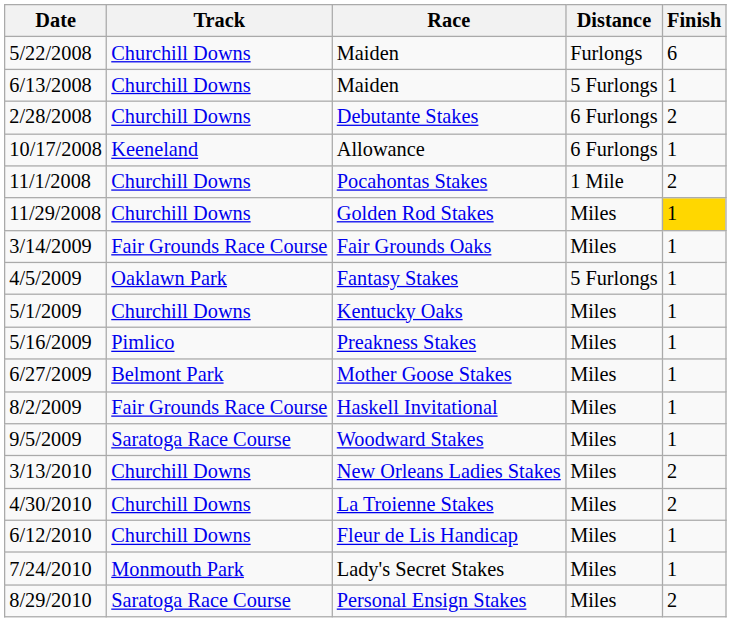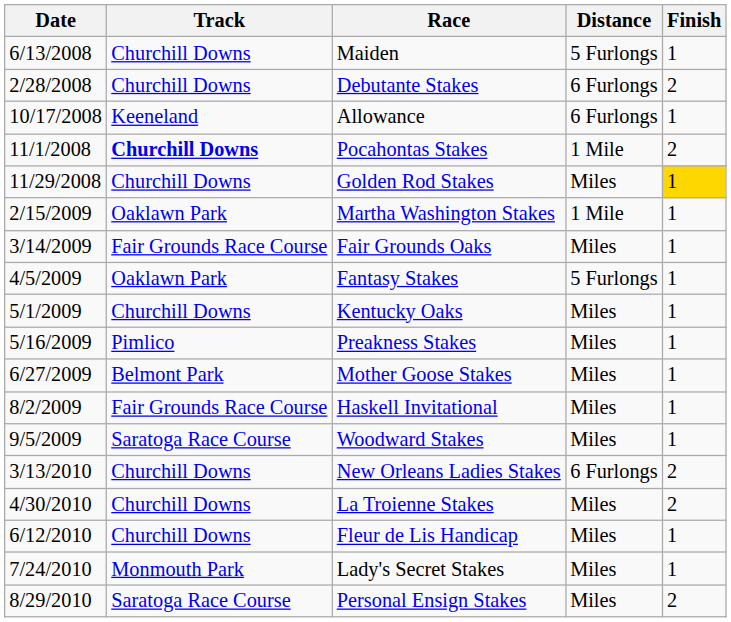- row: (51, 52)
(181, 181) normal -> (185, 149) bold
+ row: (51, 213)
(593, 471) Miles -> (614, 471) 6 Furlongs
